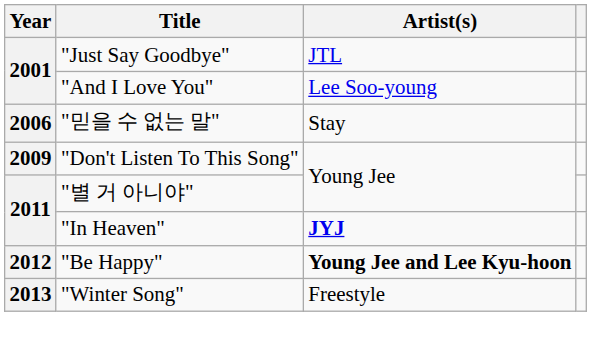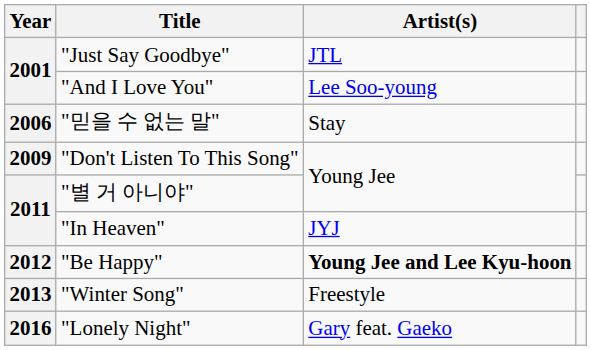(326, 228) bold -> (324, 228) normal
+ row: (126, 328)
